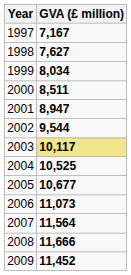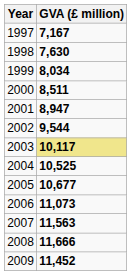(54, 52) 7,627 -> (54, 52) 7,630
(57, 223) 11,564 -> (57, 223) 11,563
